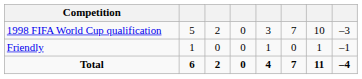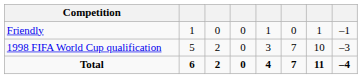rows swapped: (25, 47) <-> (84, 30)
